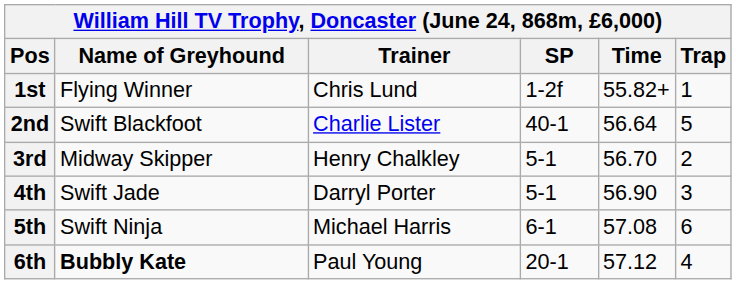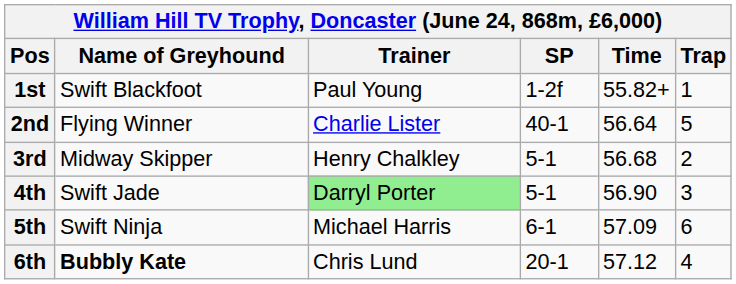(126, 90) Flying Winner -> (131, 90) Swift Blackfoot
(365, 90) Chris Lund -> (368, 90) Paul Young
(131, 124) Swift Blackfoot -> (126, 124) Flying Winner
(630, 158) 56.70 -> (630, 158) 56.68
(374, 192) no background -> (374, 192) lightgreen background
(630, 227) 57.08 -> (630, 227) 57.09
(368, 261) Paul Young -> (365, 261) Chris Lund
